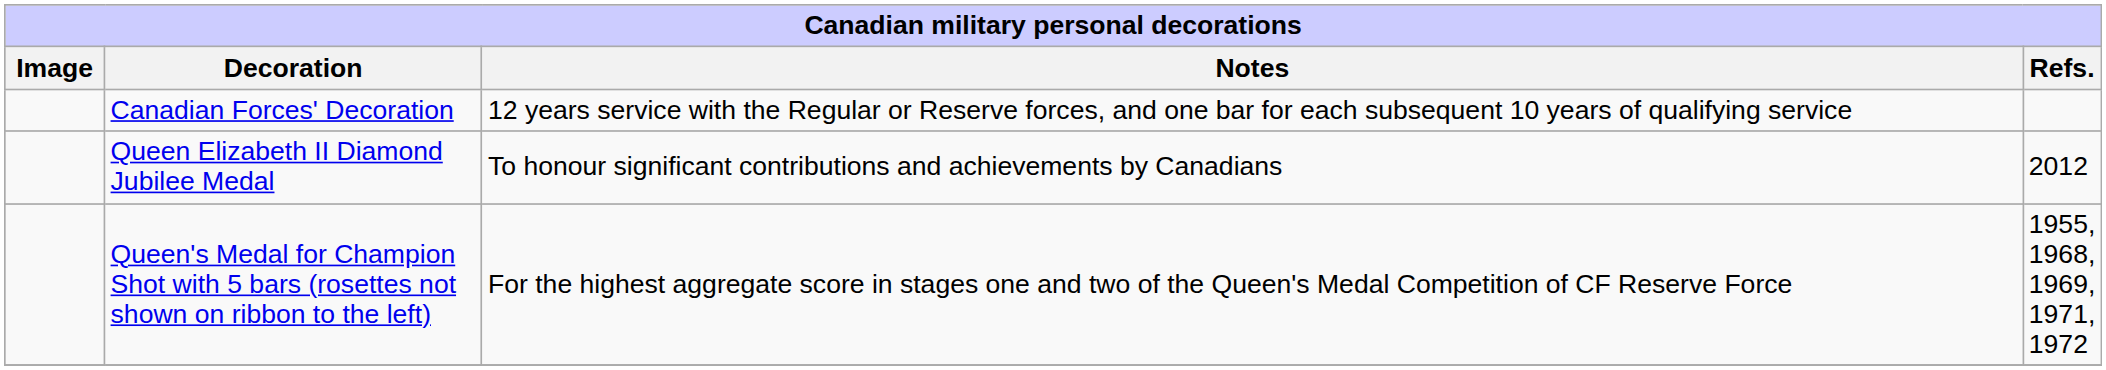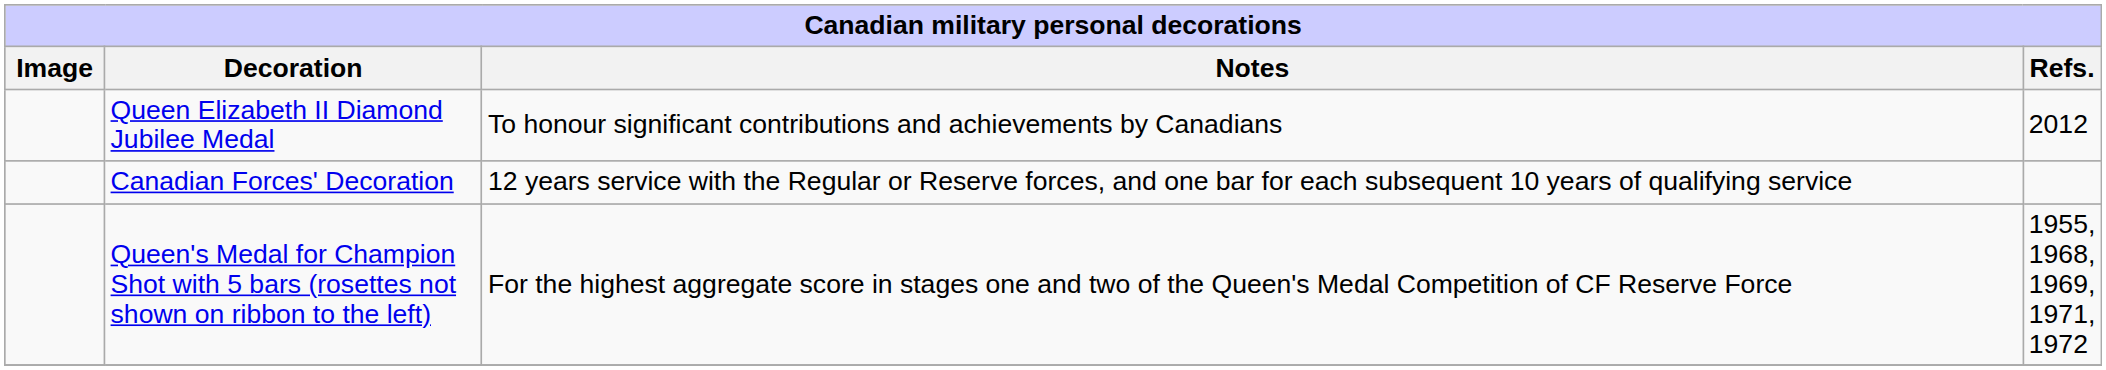rows swapped: (277, 166) <-> (282, 109)
